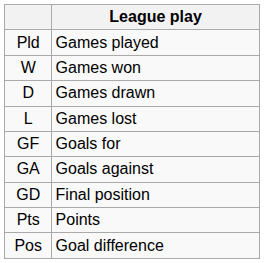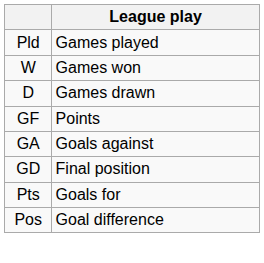- row: (28, 118)
(88, 144) Goals for -> (78, 118) Points
(78, 220) Points -> (88, 194) Goals for
